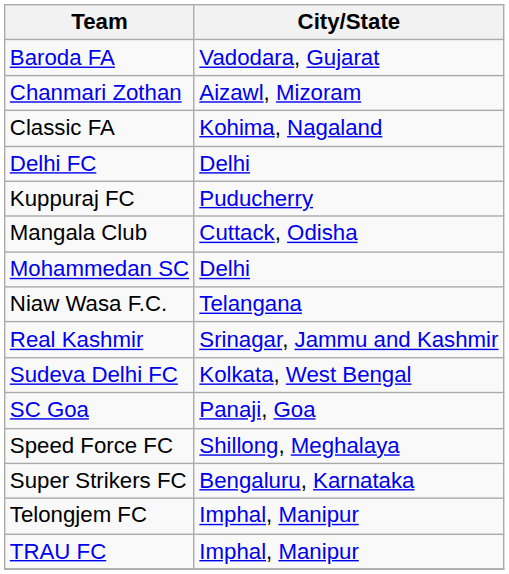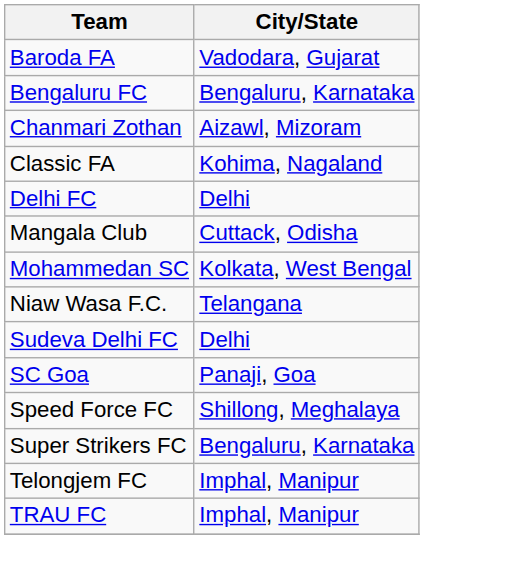+ row: (78, 92)
- row: (72, 198)
(225, 269) Delhi -> (305, 269) Kolkata, West Bengal
- row: (77, 339)
(305, 374) Kolkata, West Bengal -> (225, 339) Delhi
